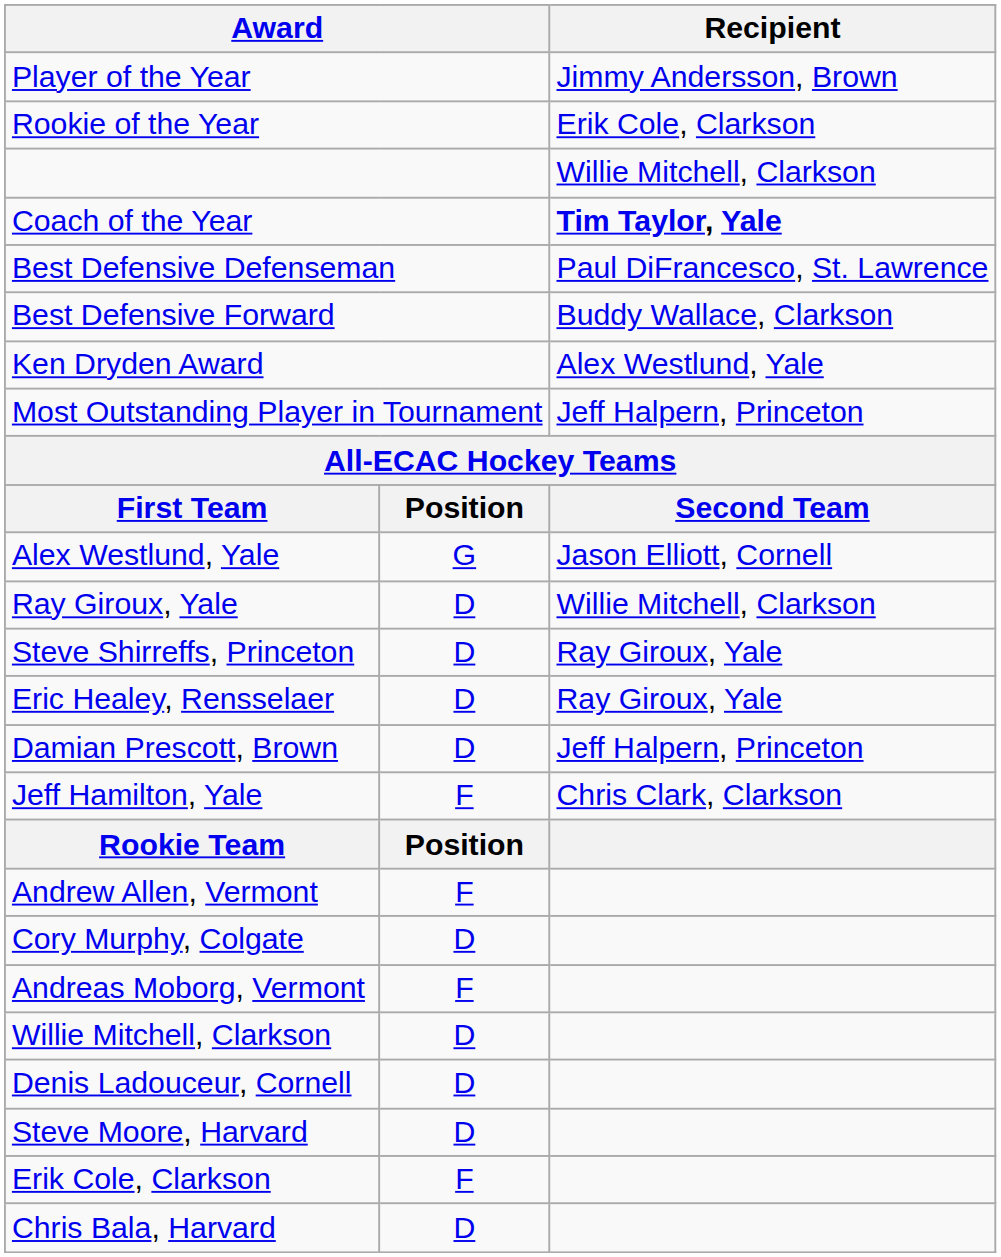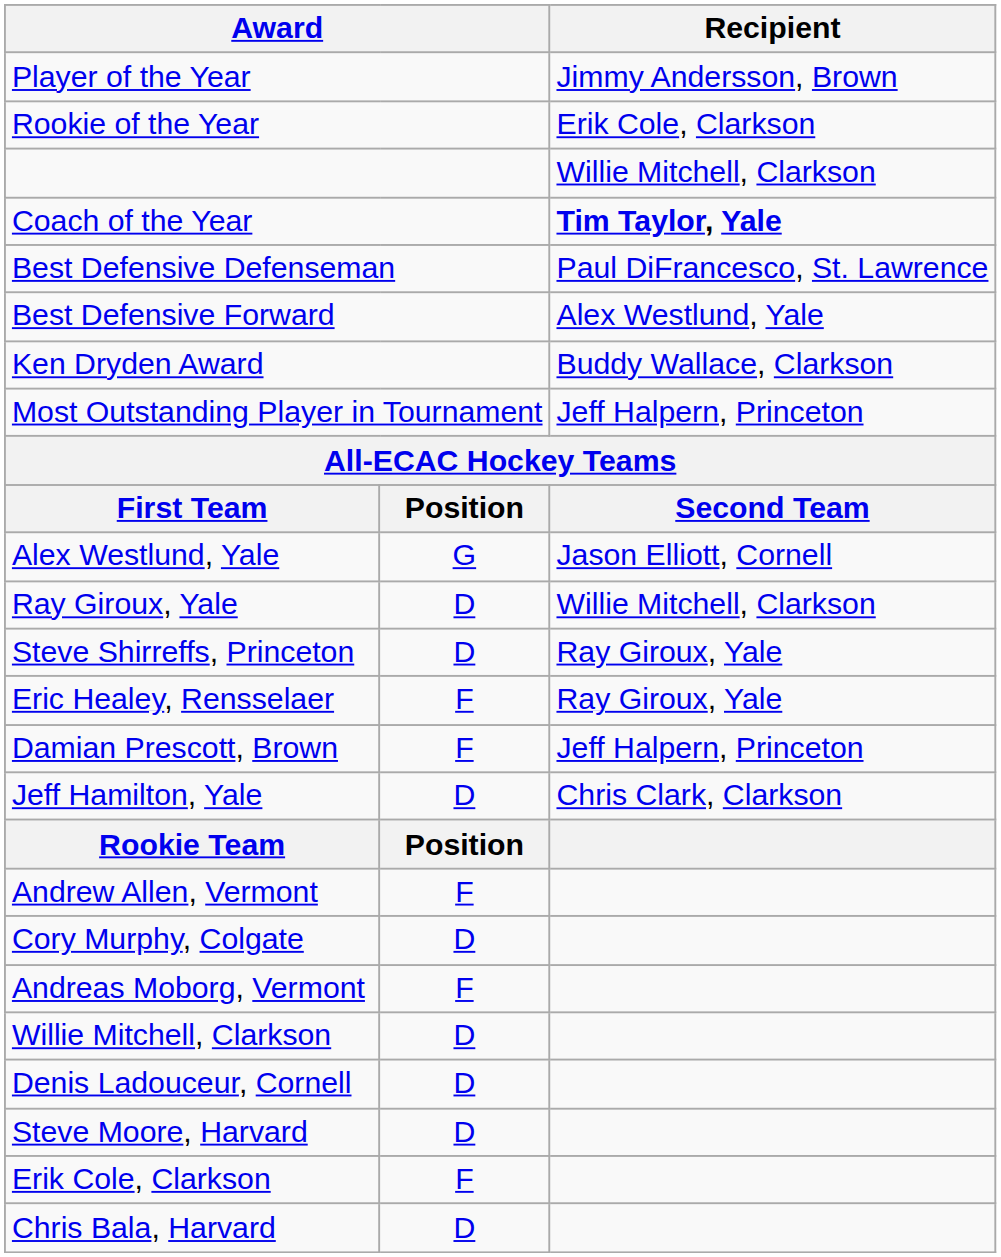(725, 316) Buddy Wallace, Clarkson -> (690, 316) Alex Westlund, Yale
(690, 364) Alex Westlund, Yale -> (725, 364) Buddy Wallace, Clarkson
(464, 699) D -> (464, 699) F
(464, 747) D -> (464, 747) F
(464, 795) F -> (464, 795) D
